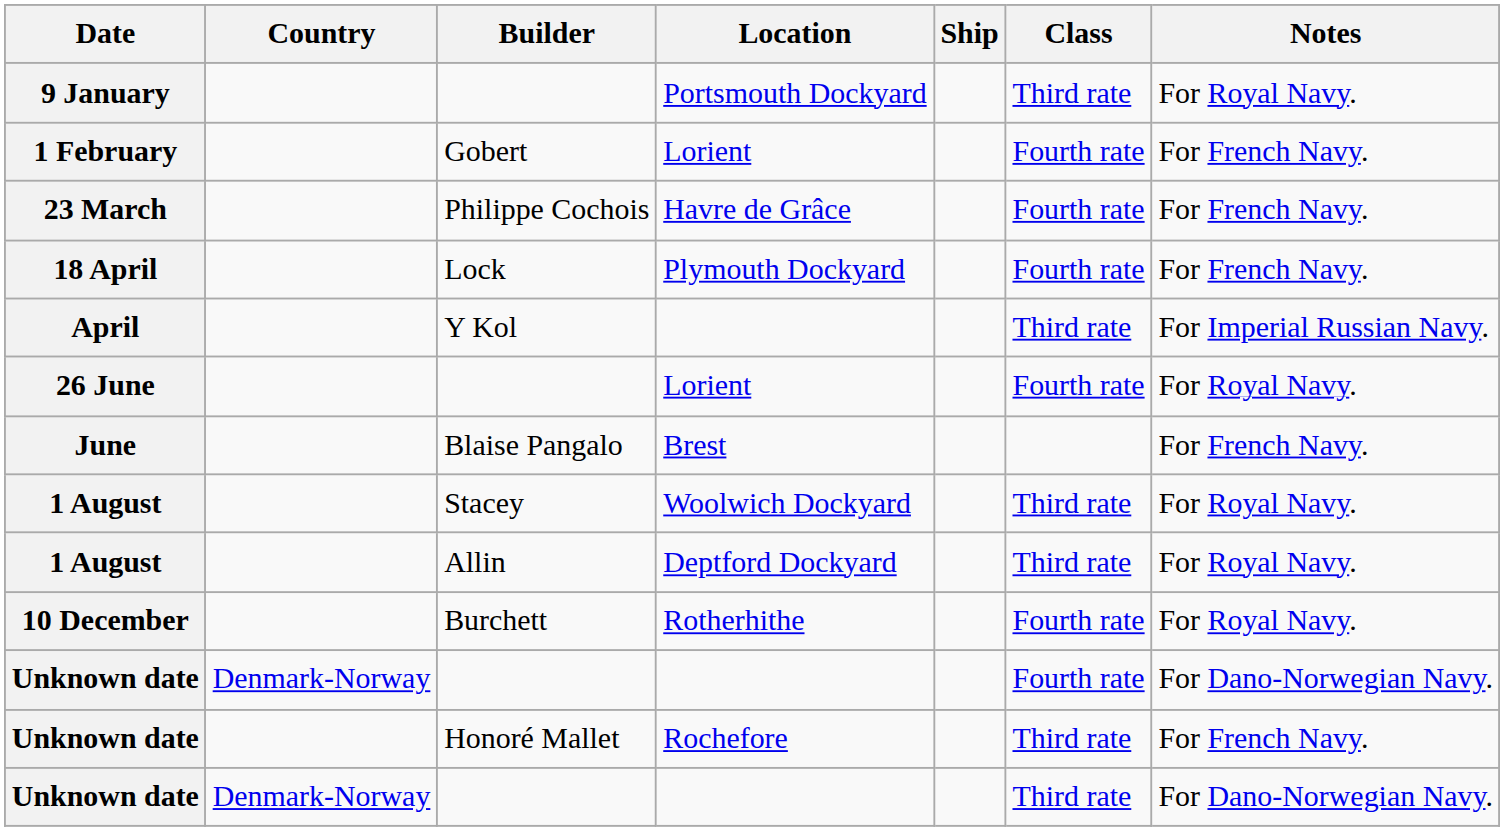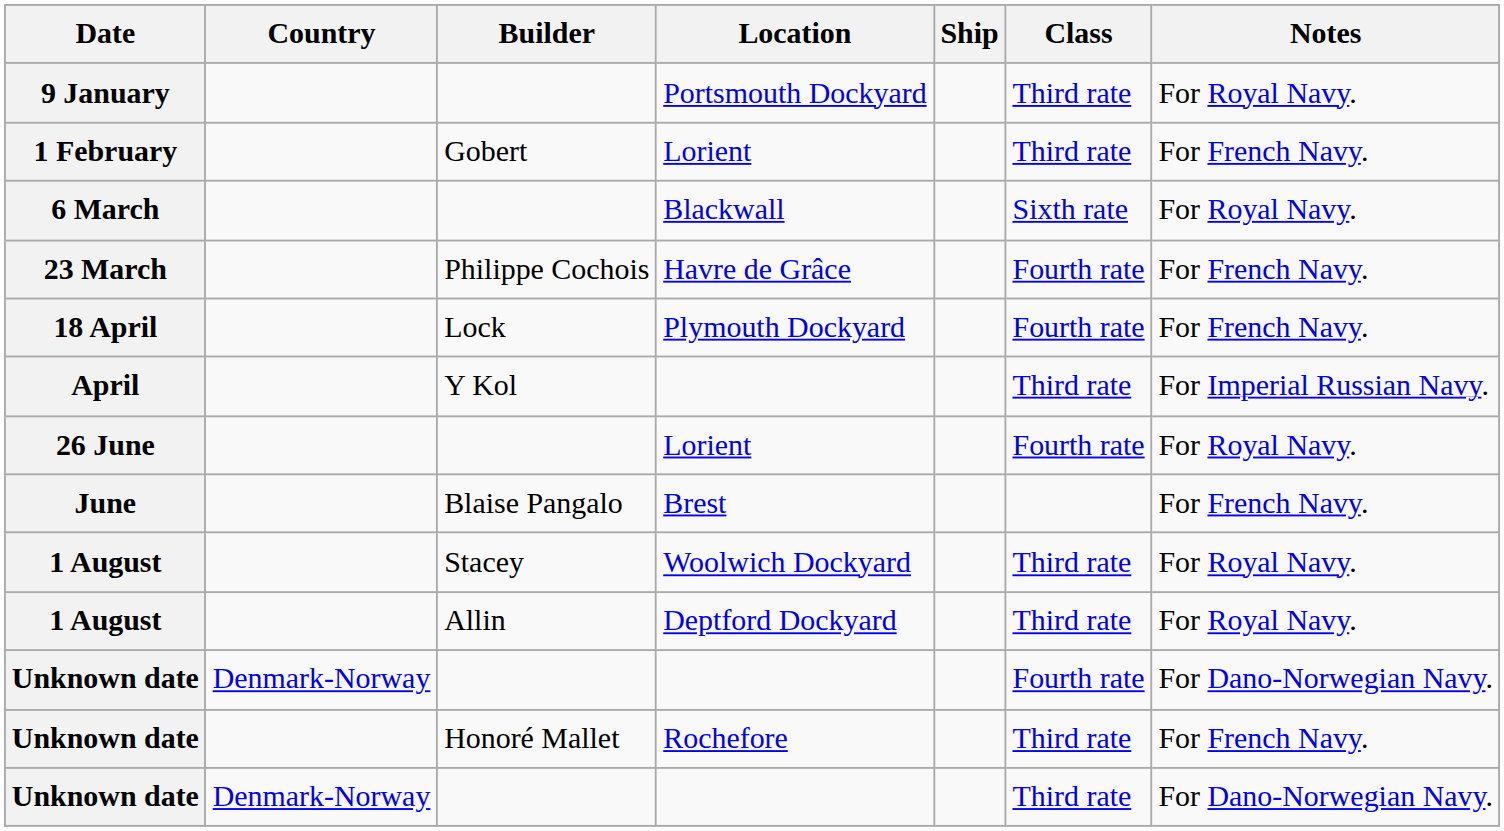(1079, 151) Fourth rate -> (1072, 151) Third rate
+ row: (105, 209)
- row: (105, 620)
